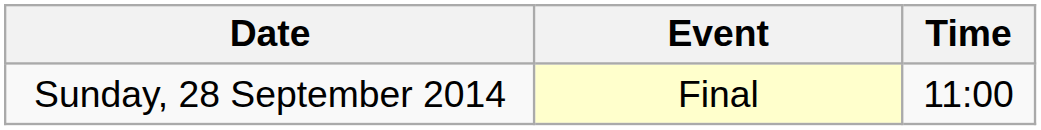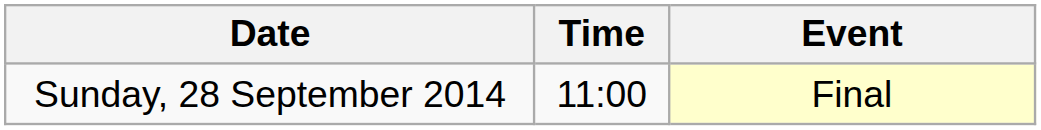columns swapped: (968, 34) <-> (718, 34)
